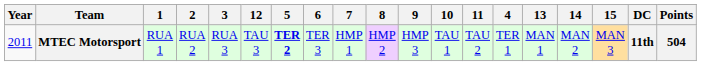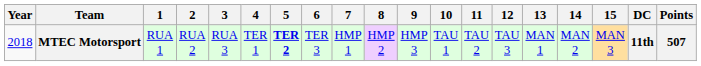columns swapped: (508, 14) <-> (256, 14)
(20, 42) 2011 -> (20, 42) 2018
(676, 42) 504 -> (676, 42) 507
